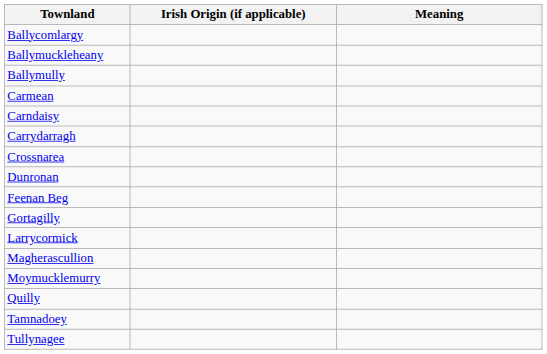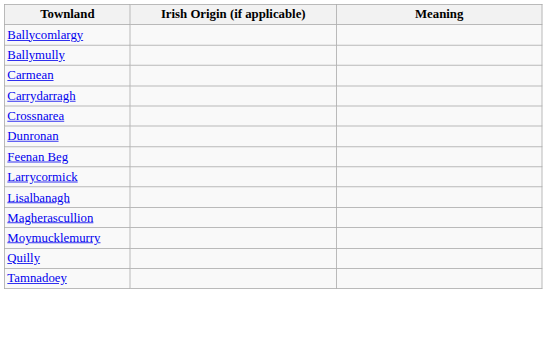- row: (55, 55)
- row: (33, 116)
- row: (34, 217)
+ row: (39, 197)
- row: (36, 339)
